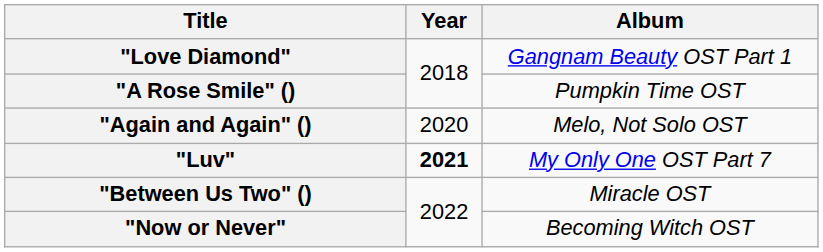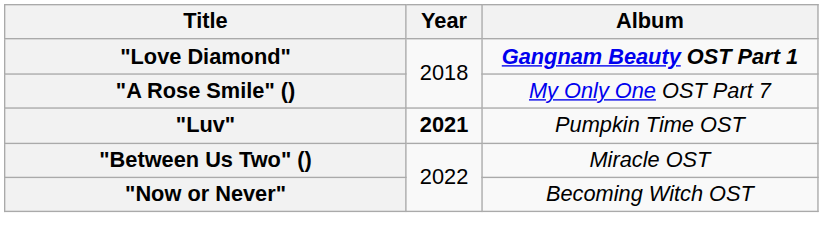(650, 56) normal -> (650, 56) bold
(650, 90) Pumpkin Time OST -> (650, 90) My Only One OST Part 7
- row: (206, 125)
(650, 159) My Only One OST Part 7 -> (650, 125) Pumpkin Time OST
